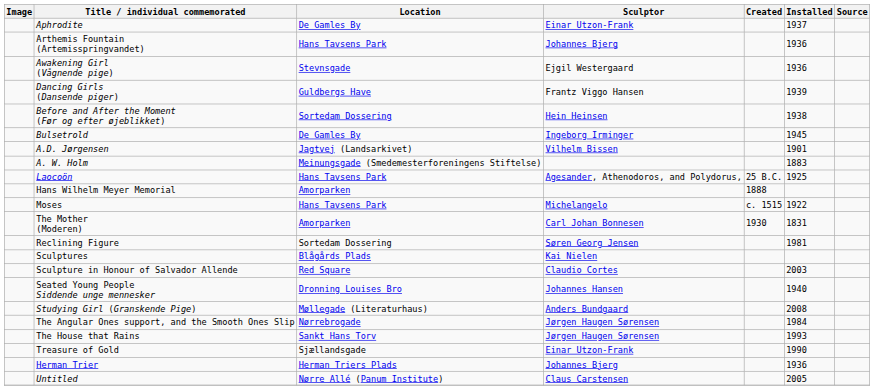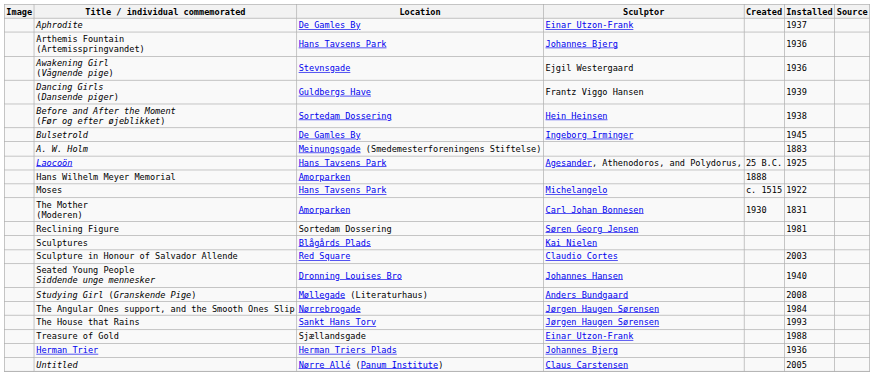- row: (72, 149)
(797, 350) 1990 -> (797, 336) 1988
